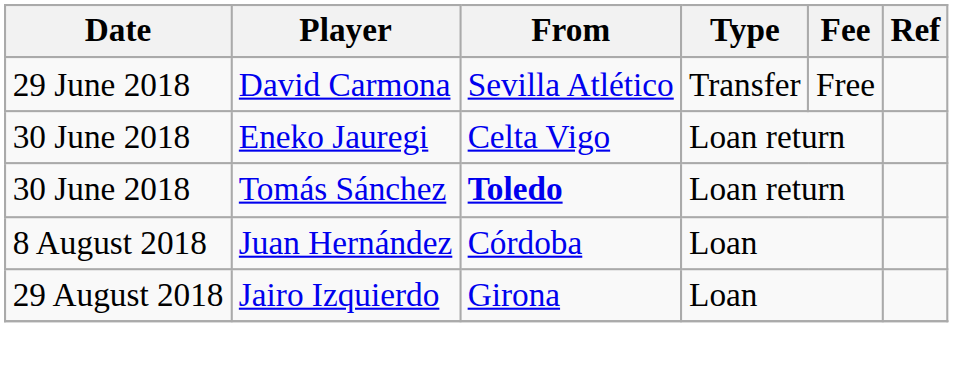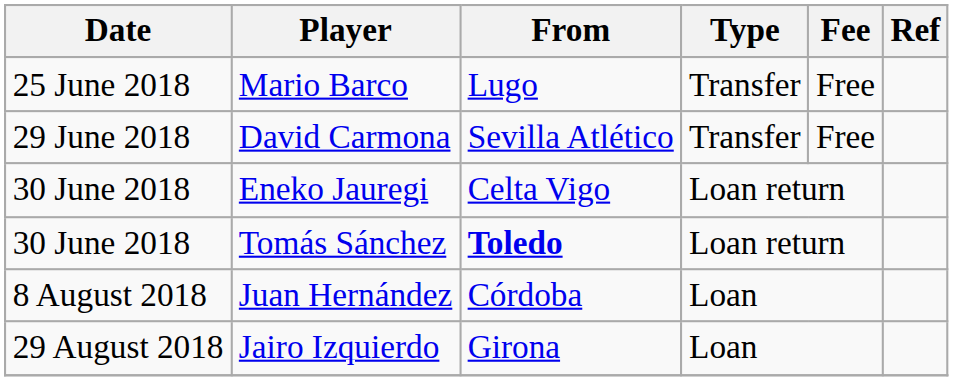+ row: (323, 83)
